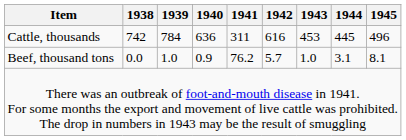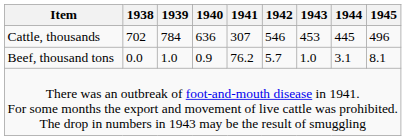(136, 36) 742 -> (136, 36) 702
(240, 36) 311 -> (240, 36) 307
(275, 36) 616 -> (275, 36) 546
